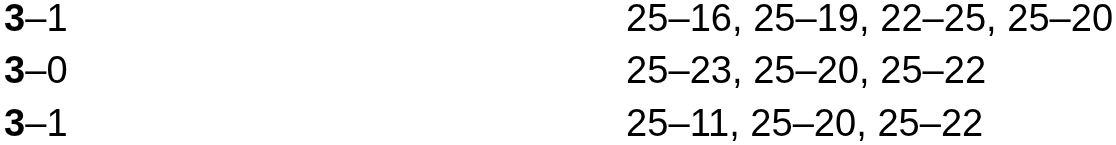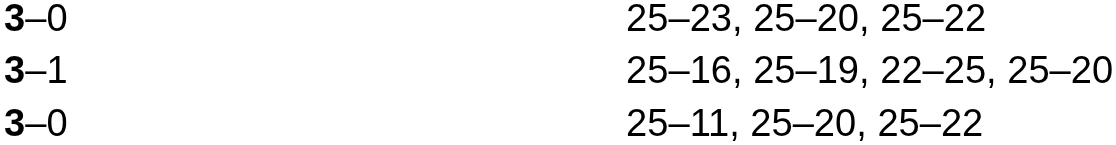rows swapped: (806, 70) <-> (870, 18)
(36, 123) 3–1 -> (36, 123) 3–0
